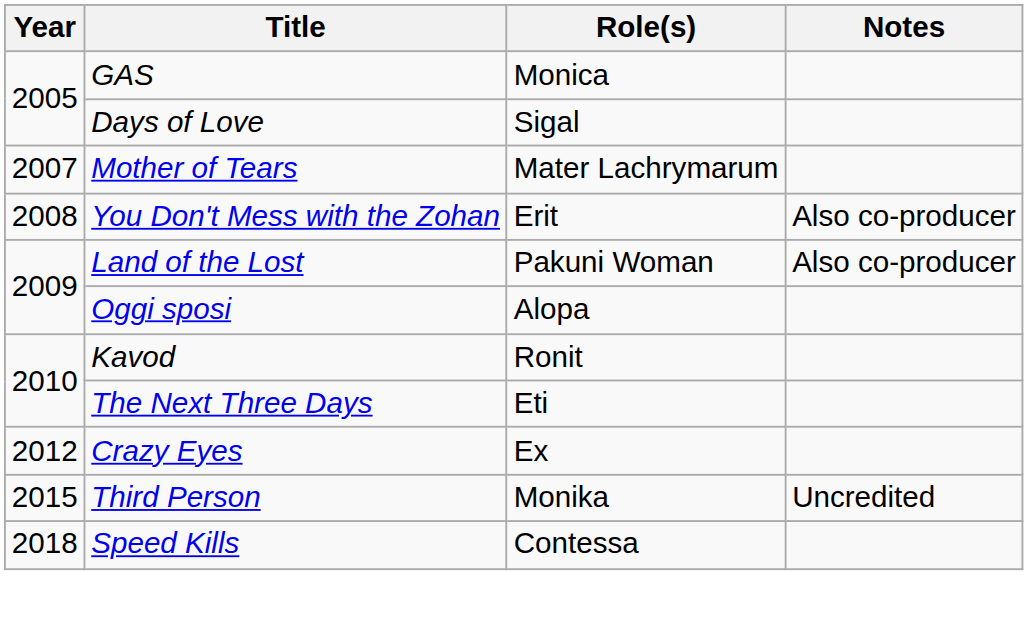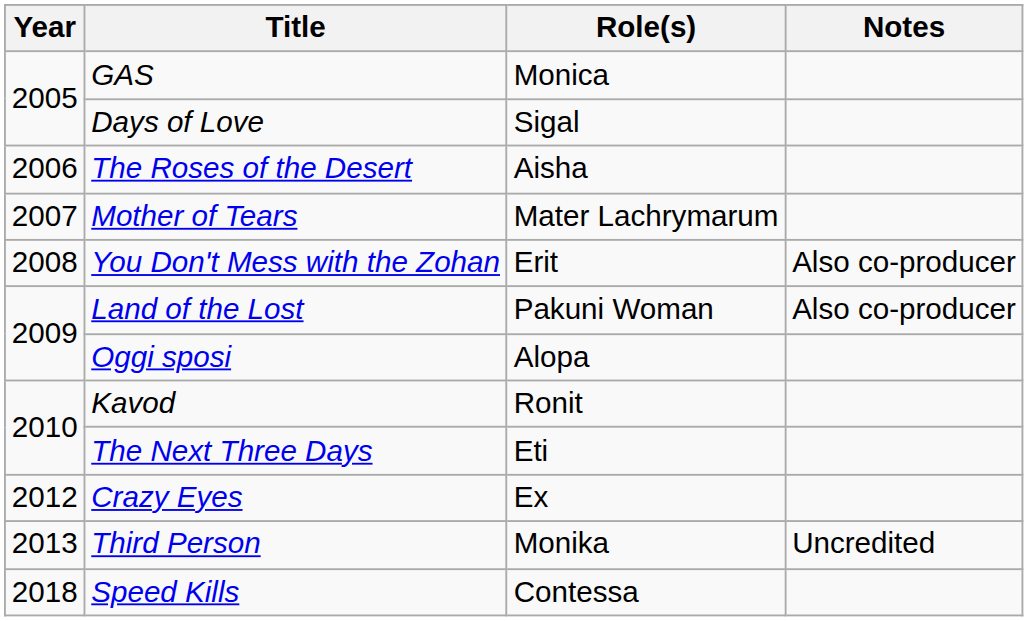+ row: (252, 168)
(45, 497) 2015 -> (45, 544) 2013
